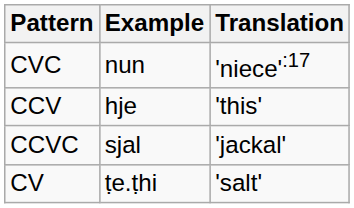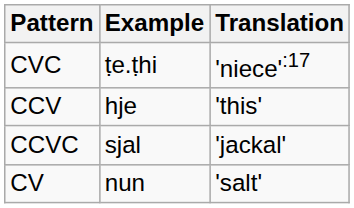(125, 65) nun -> (131, 65) ṭe.ṭhi
(131, 183) ṭe.ṭhi -> (125, 183) nun
